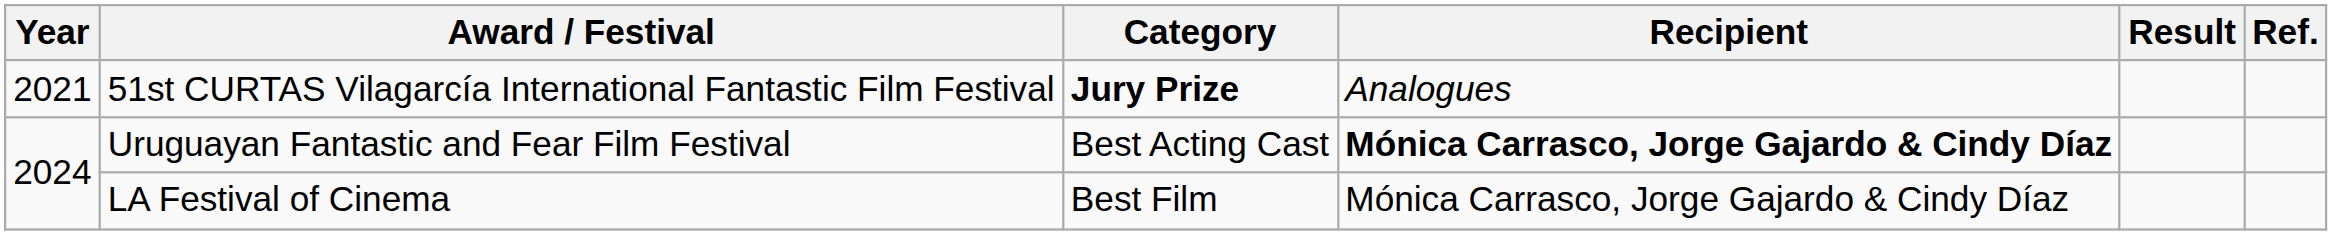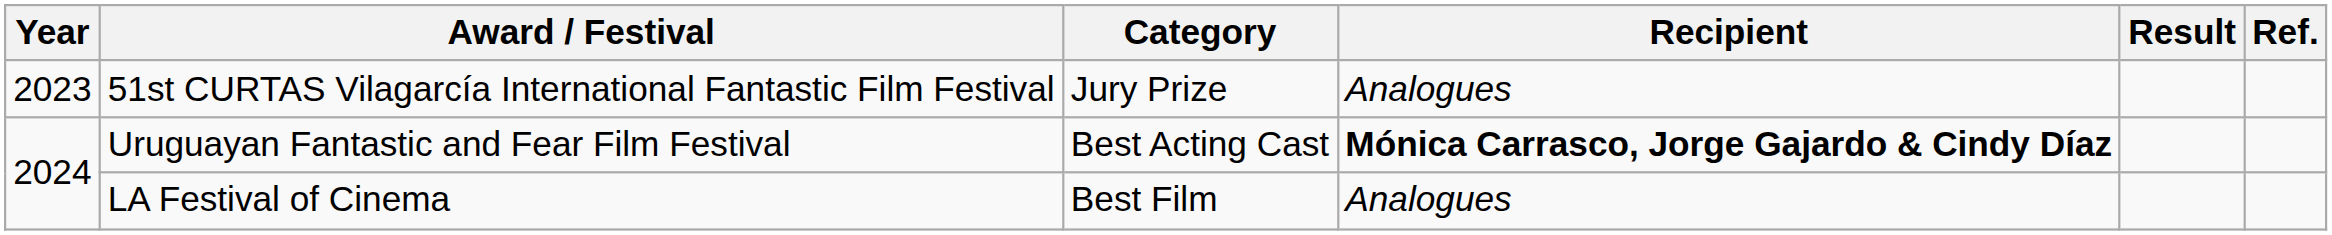(52, 88) 2021 -> (52, 88) 2023
(1155, 88) bold -> (1149, 88) normal
(1707, 199) Mónica Carrasco, Jorge Gajardo & Cindy Díaz -> (1429, 199) Analogues
